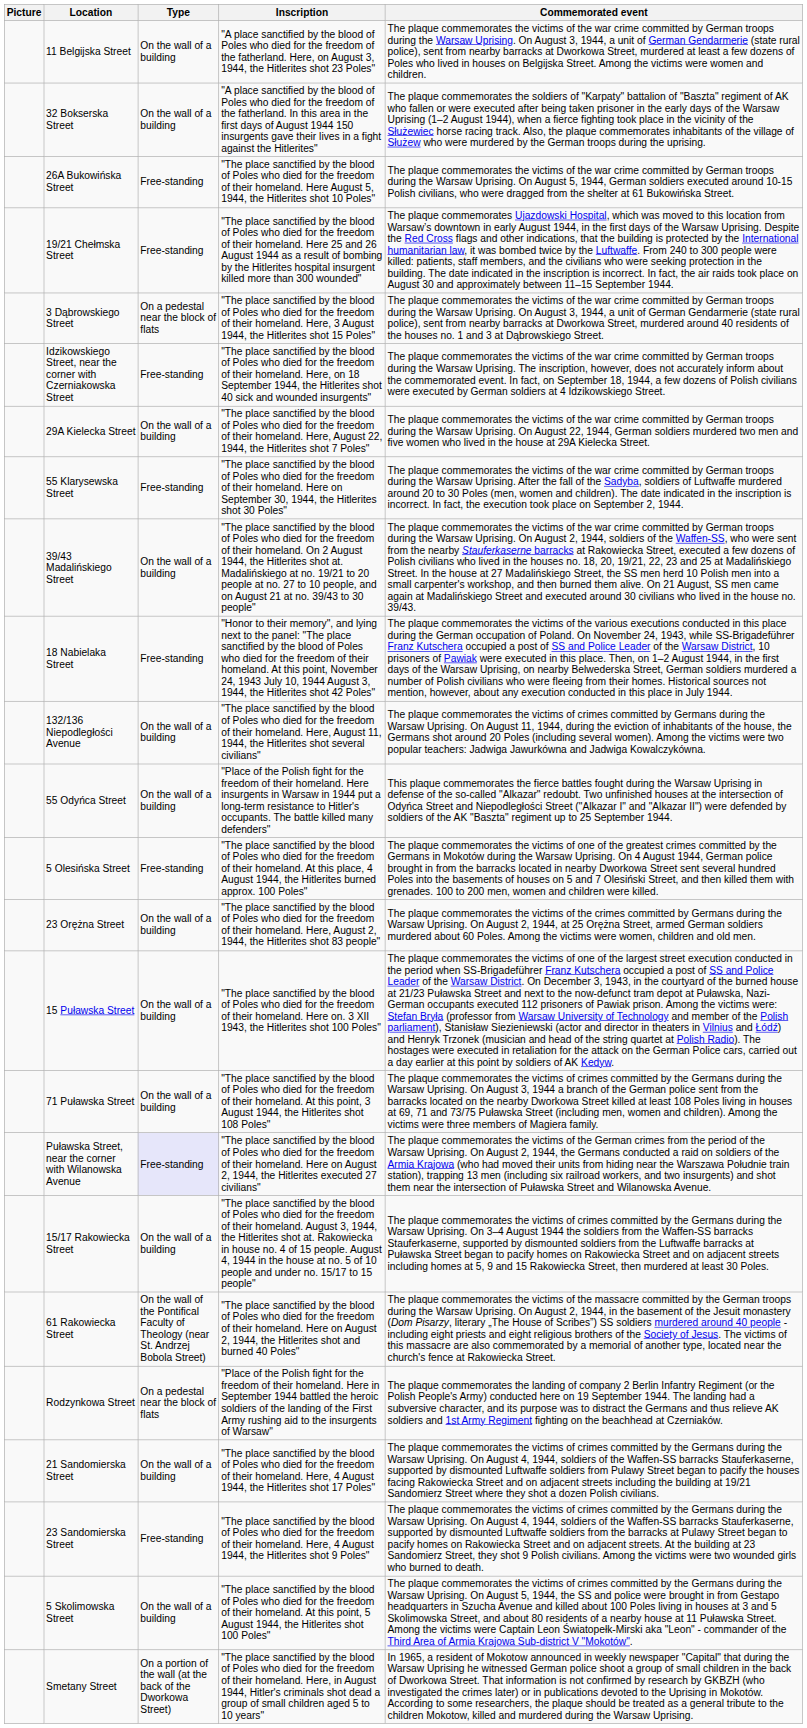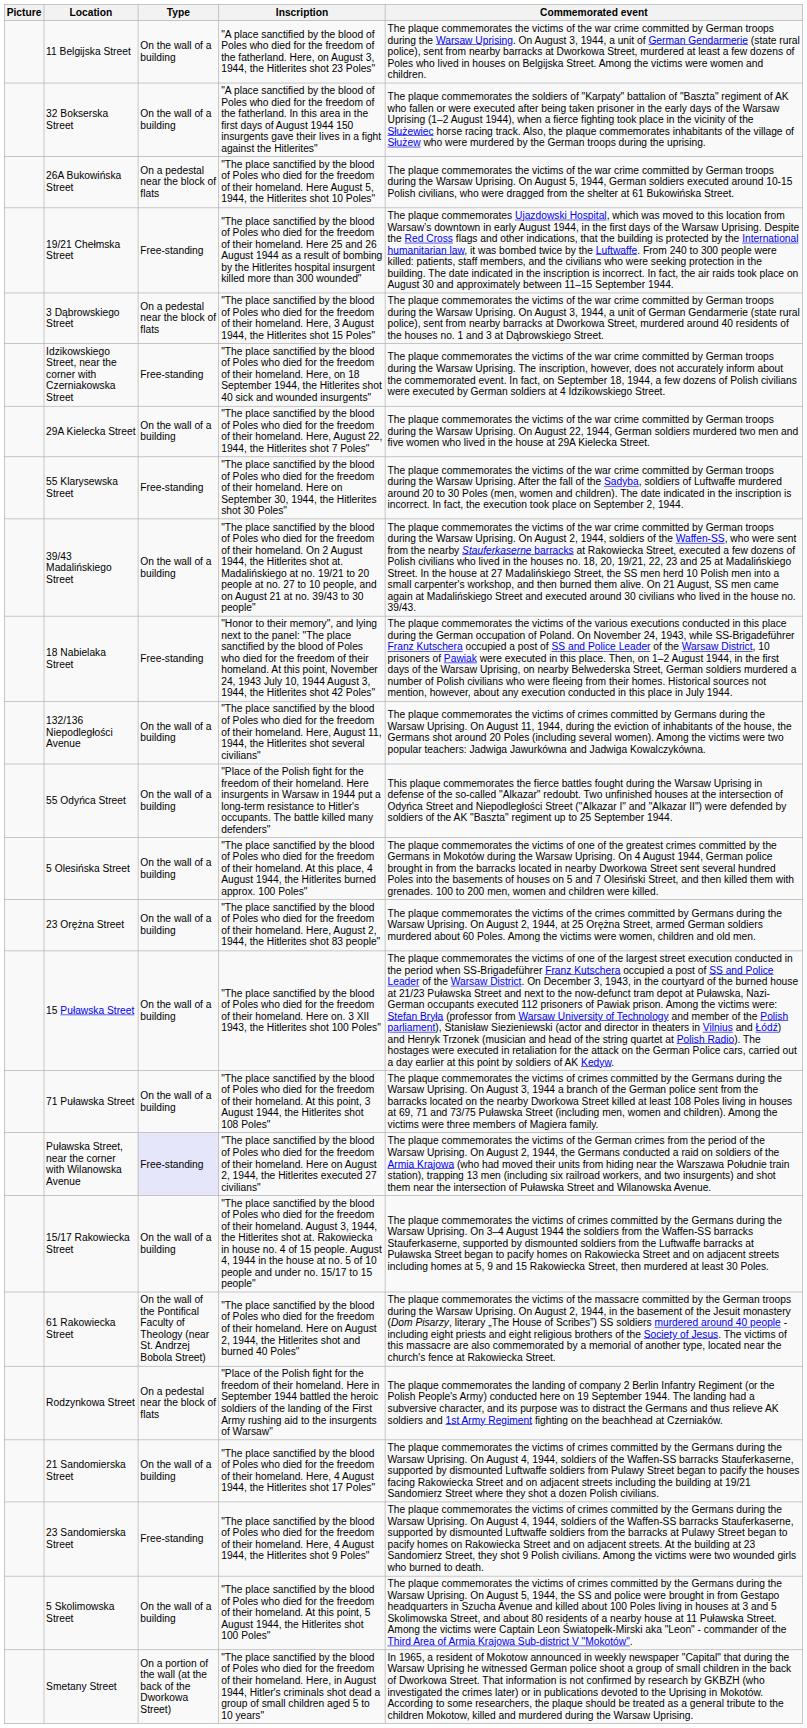(172, 182) Free-standing -> (178, 182) On a pedestal near the block of flats
(172, 868) Free-standing -> (176, 868) On the wall of a building
